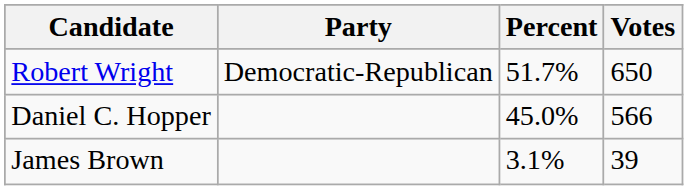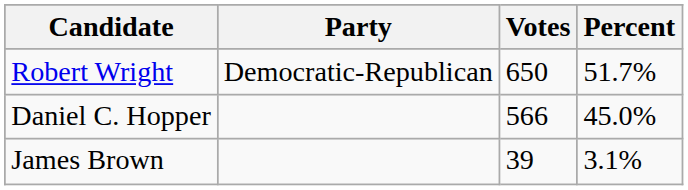columns swapped: (643, 26) <-> (552, 26)
